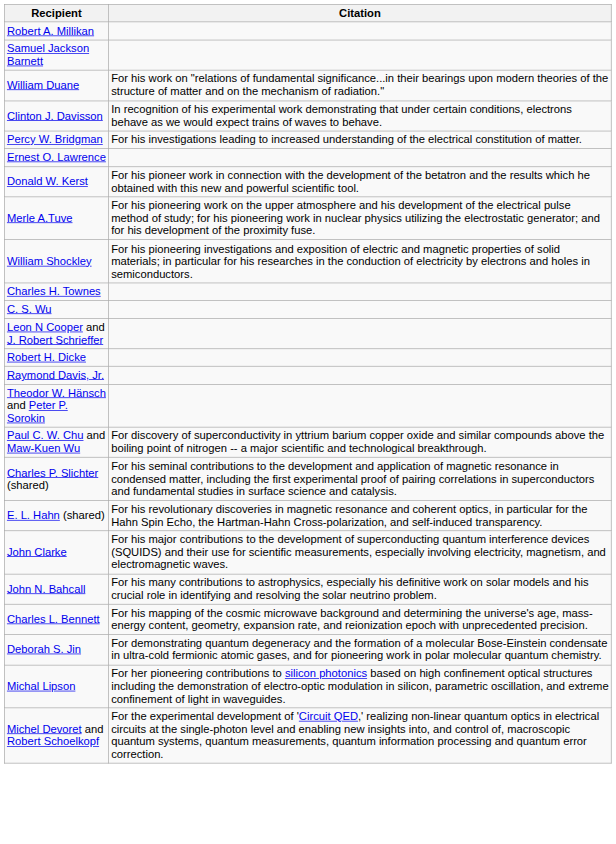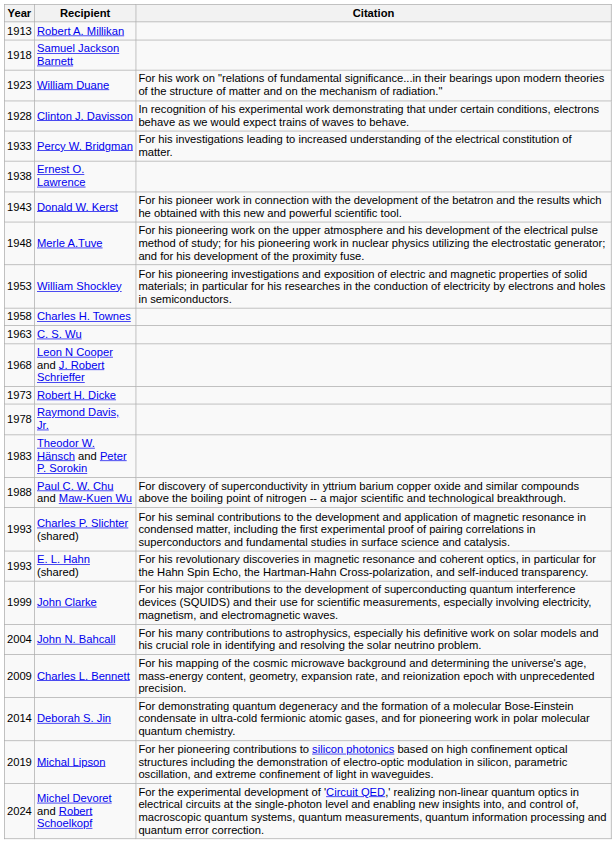+ column: (19, 13)
